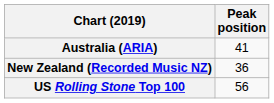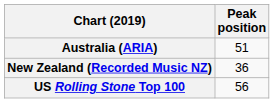(242, 48) 41 -> (242, 48) 51
